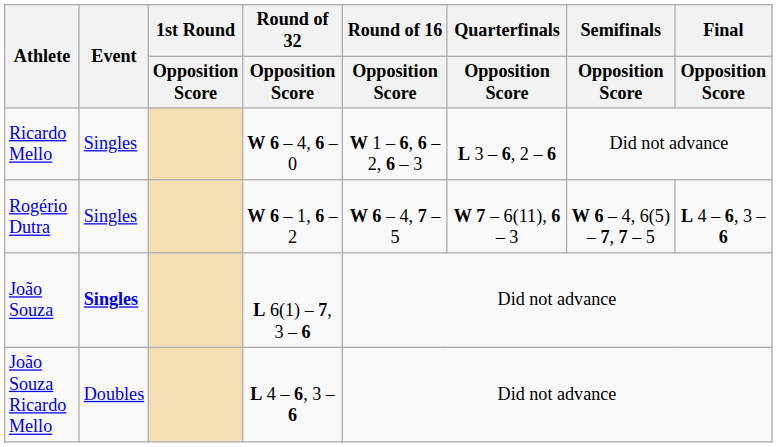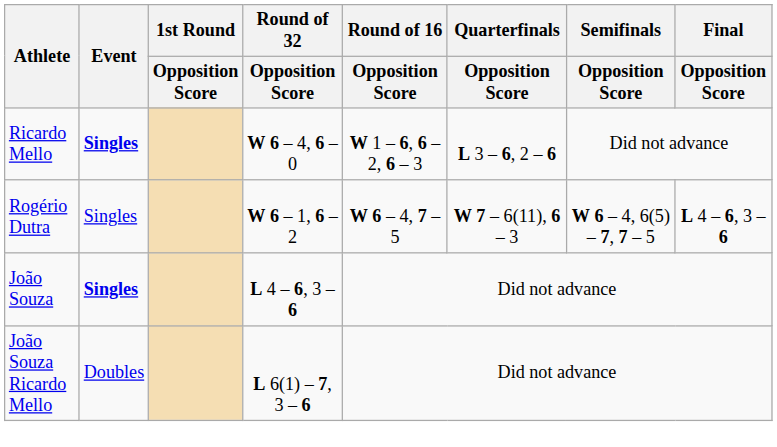(110, 143) normal -> (111, 143) bold
(293, 321) L 6(1) – 7, 3 – 6 -> (293, 300) L 4 – 6, 3 – 6
(293, 405) L 4 – 6, 3 – 6 -> (293, 394) L 6(1) – 7, 3 – 6
